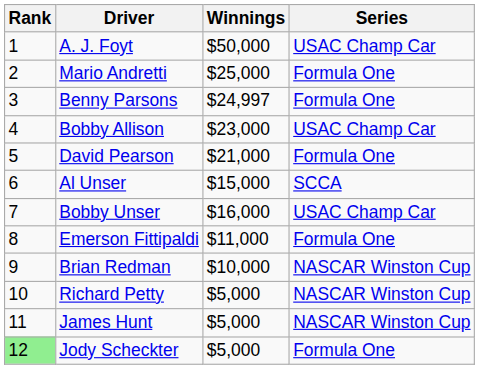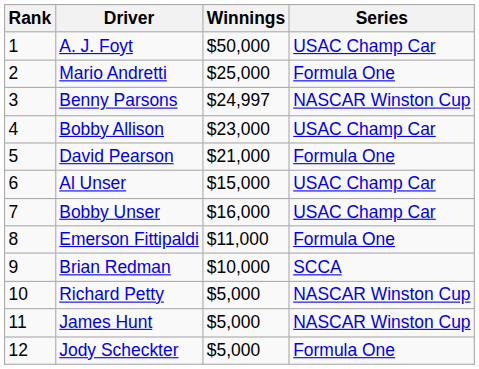(344, 101) Formula One -> (382, 101) NASCAR Winston Cup
(317, 184) SCCA -> (364, 184) USAC Champ Car
(382, 267) NASCAR Winston Cup -> (317, 267) SCCA
(18, 350) lightgreen background -> (18, 350) no background
